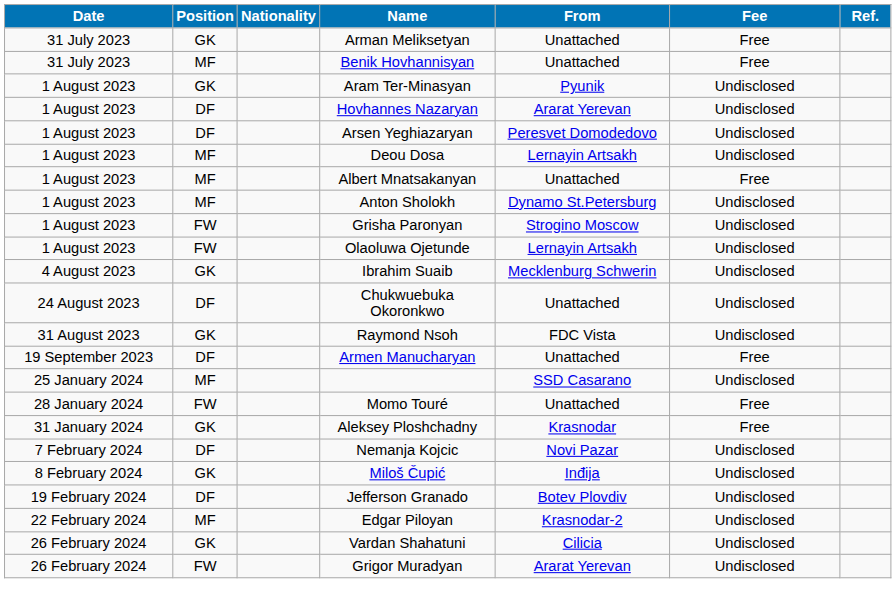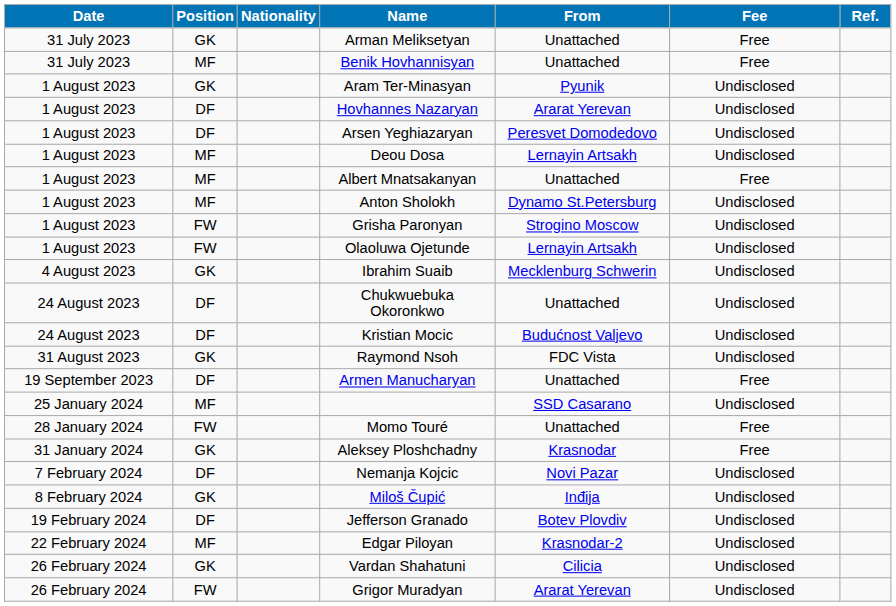+ row: (407, 334)
